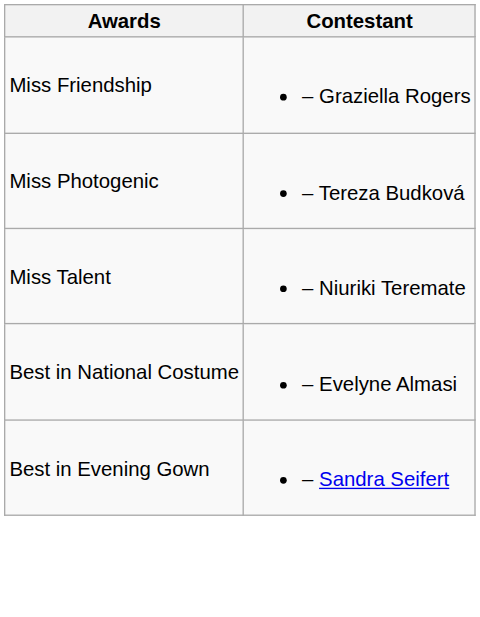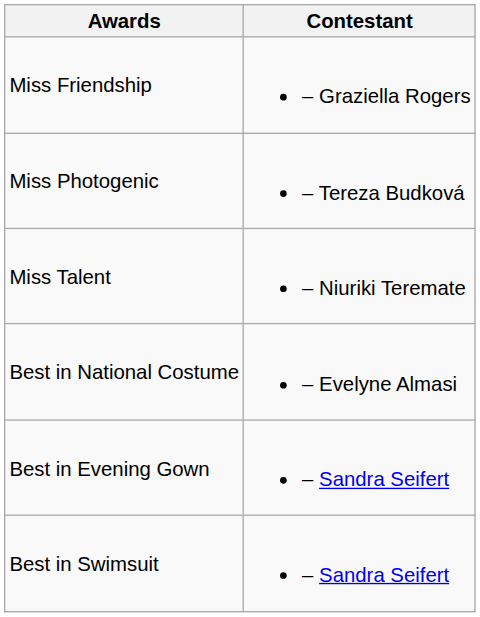+ row: (84, 564)
